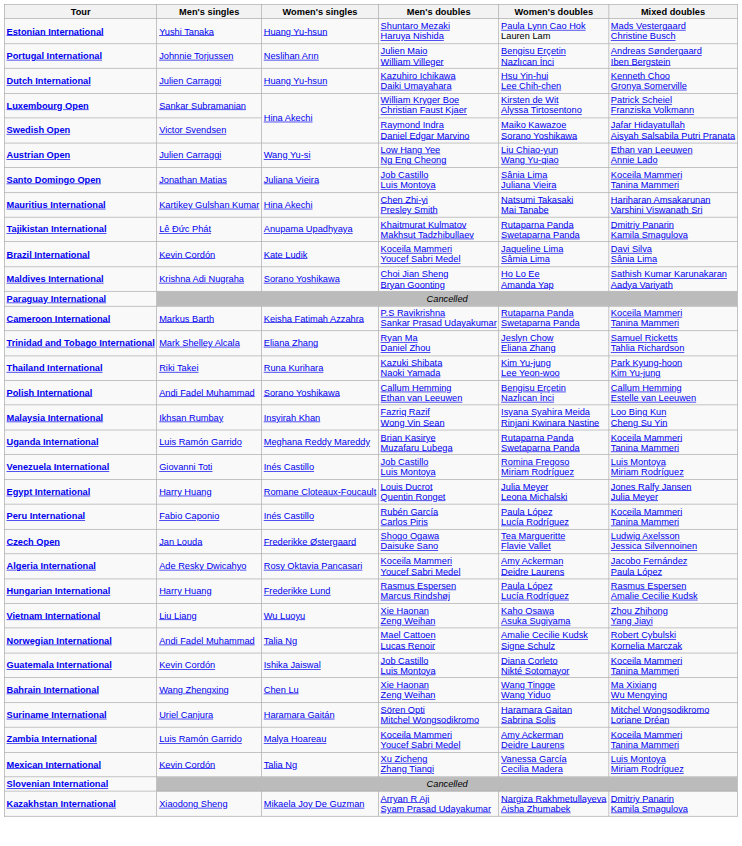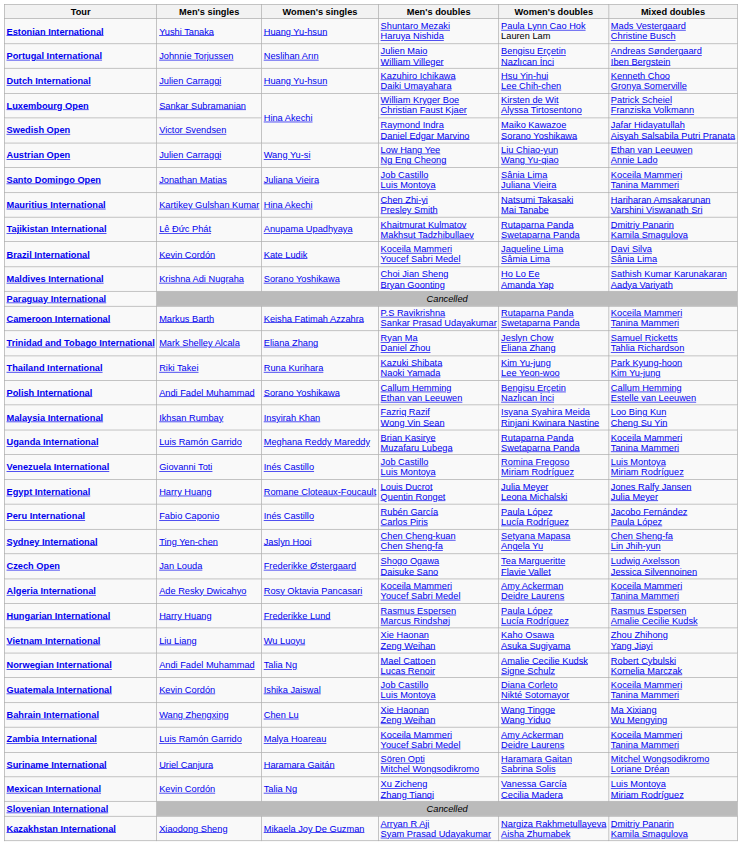(647, 516) Koceila Mammeri Tanina Mammeri -> (649, 516) Jacobo Fernández Paula López
+ row: (52, 541)
(649, 566) Jacobo Fernández Paula López -> (647, 591) Koceila Mammeri Tanina Mammeri
rows swapped: (52, 739) <-> (57, 714)
